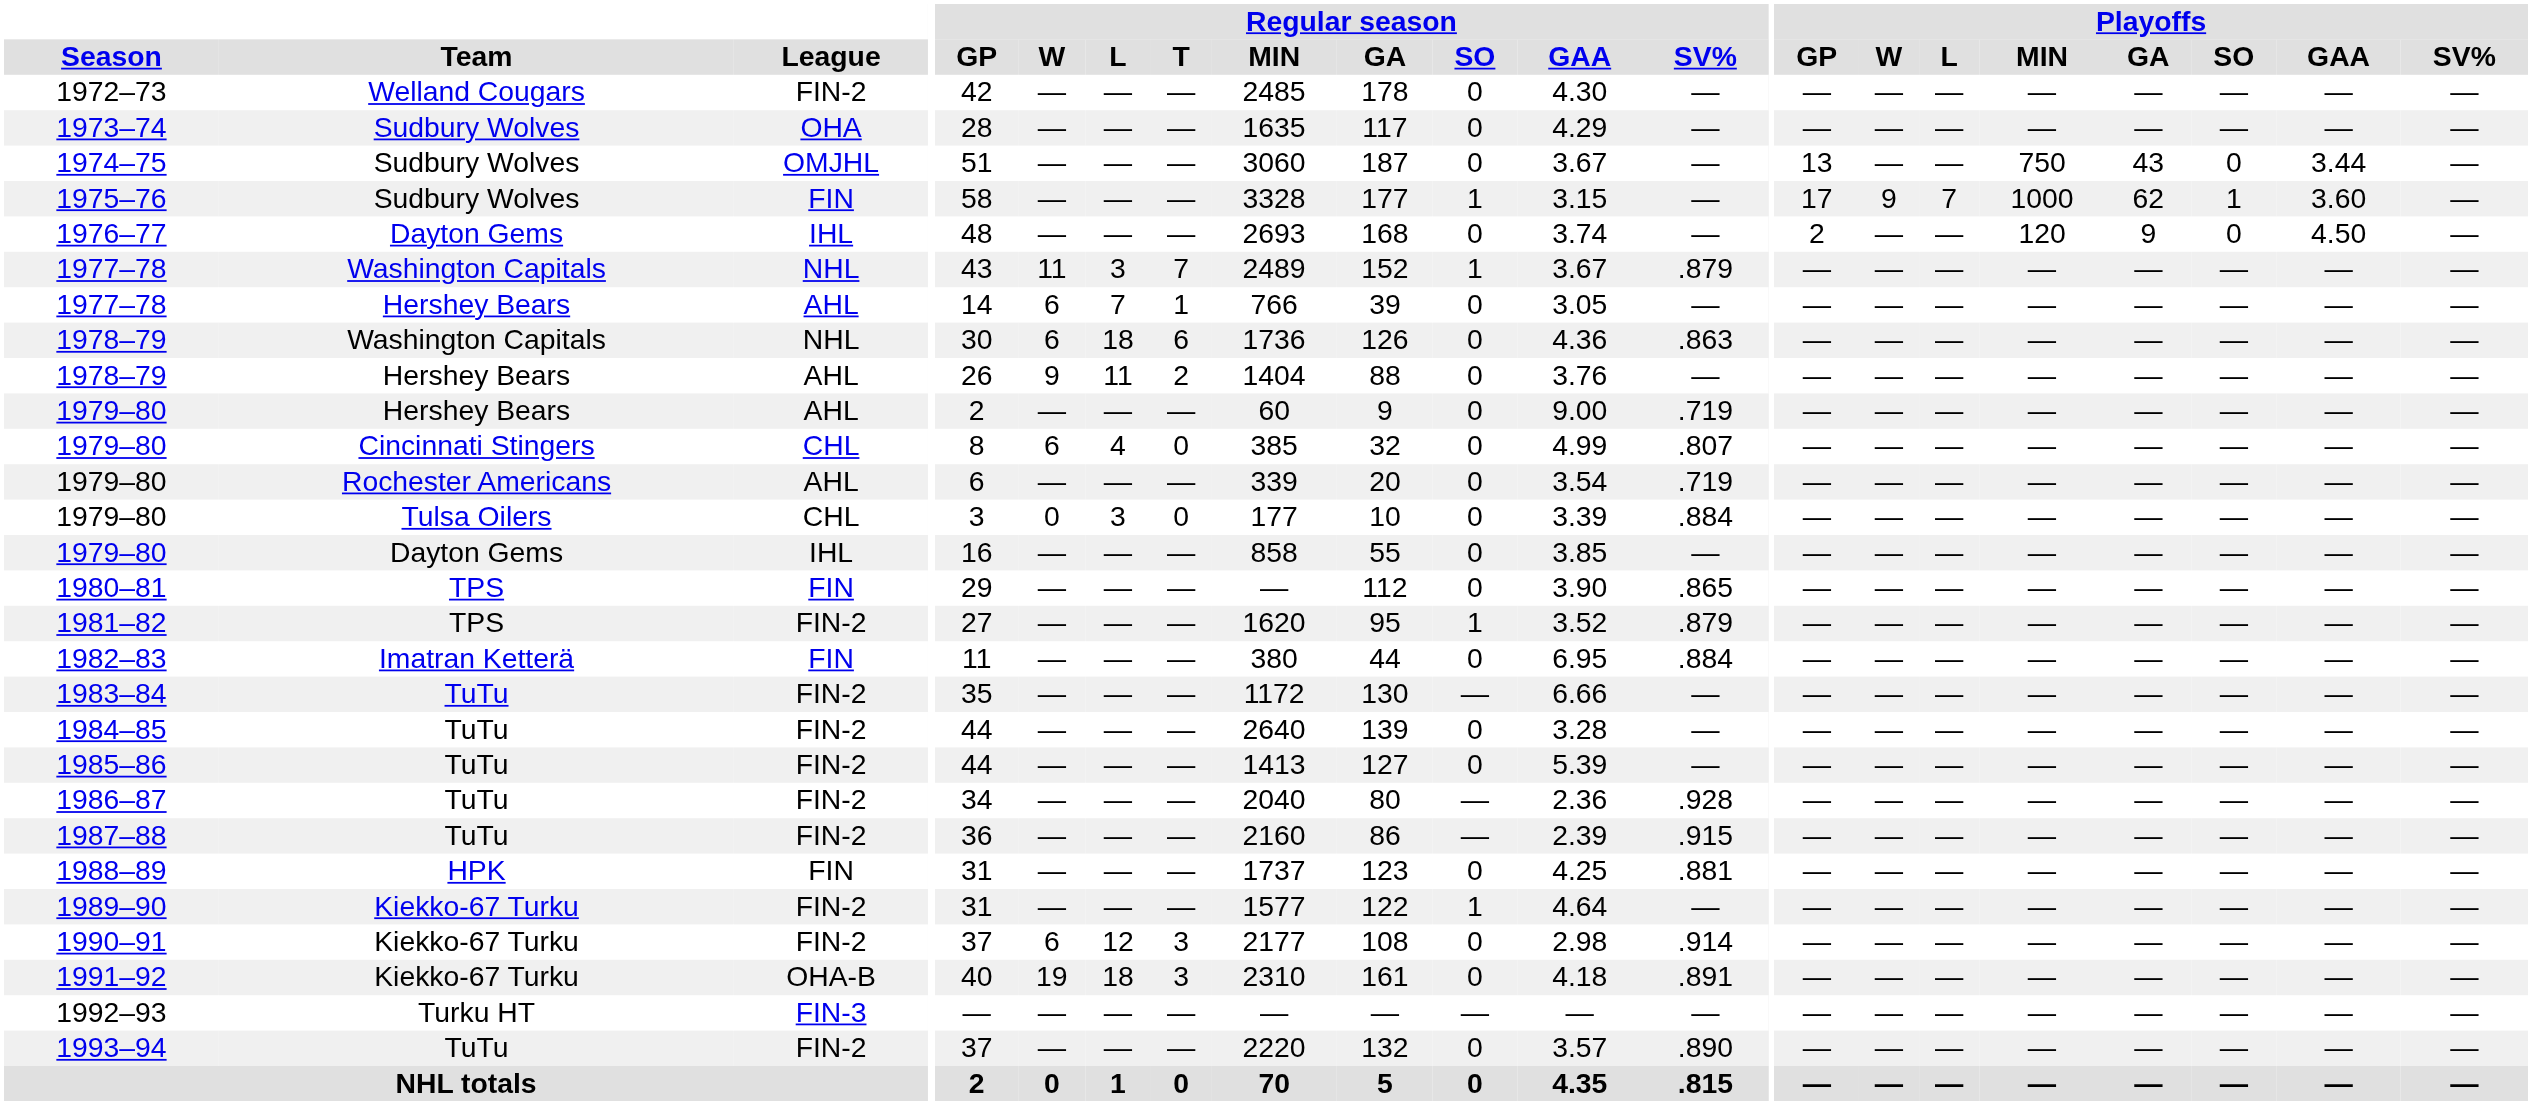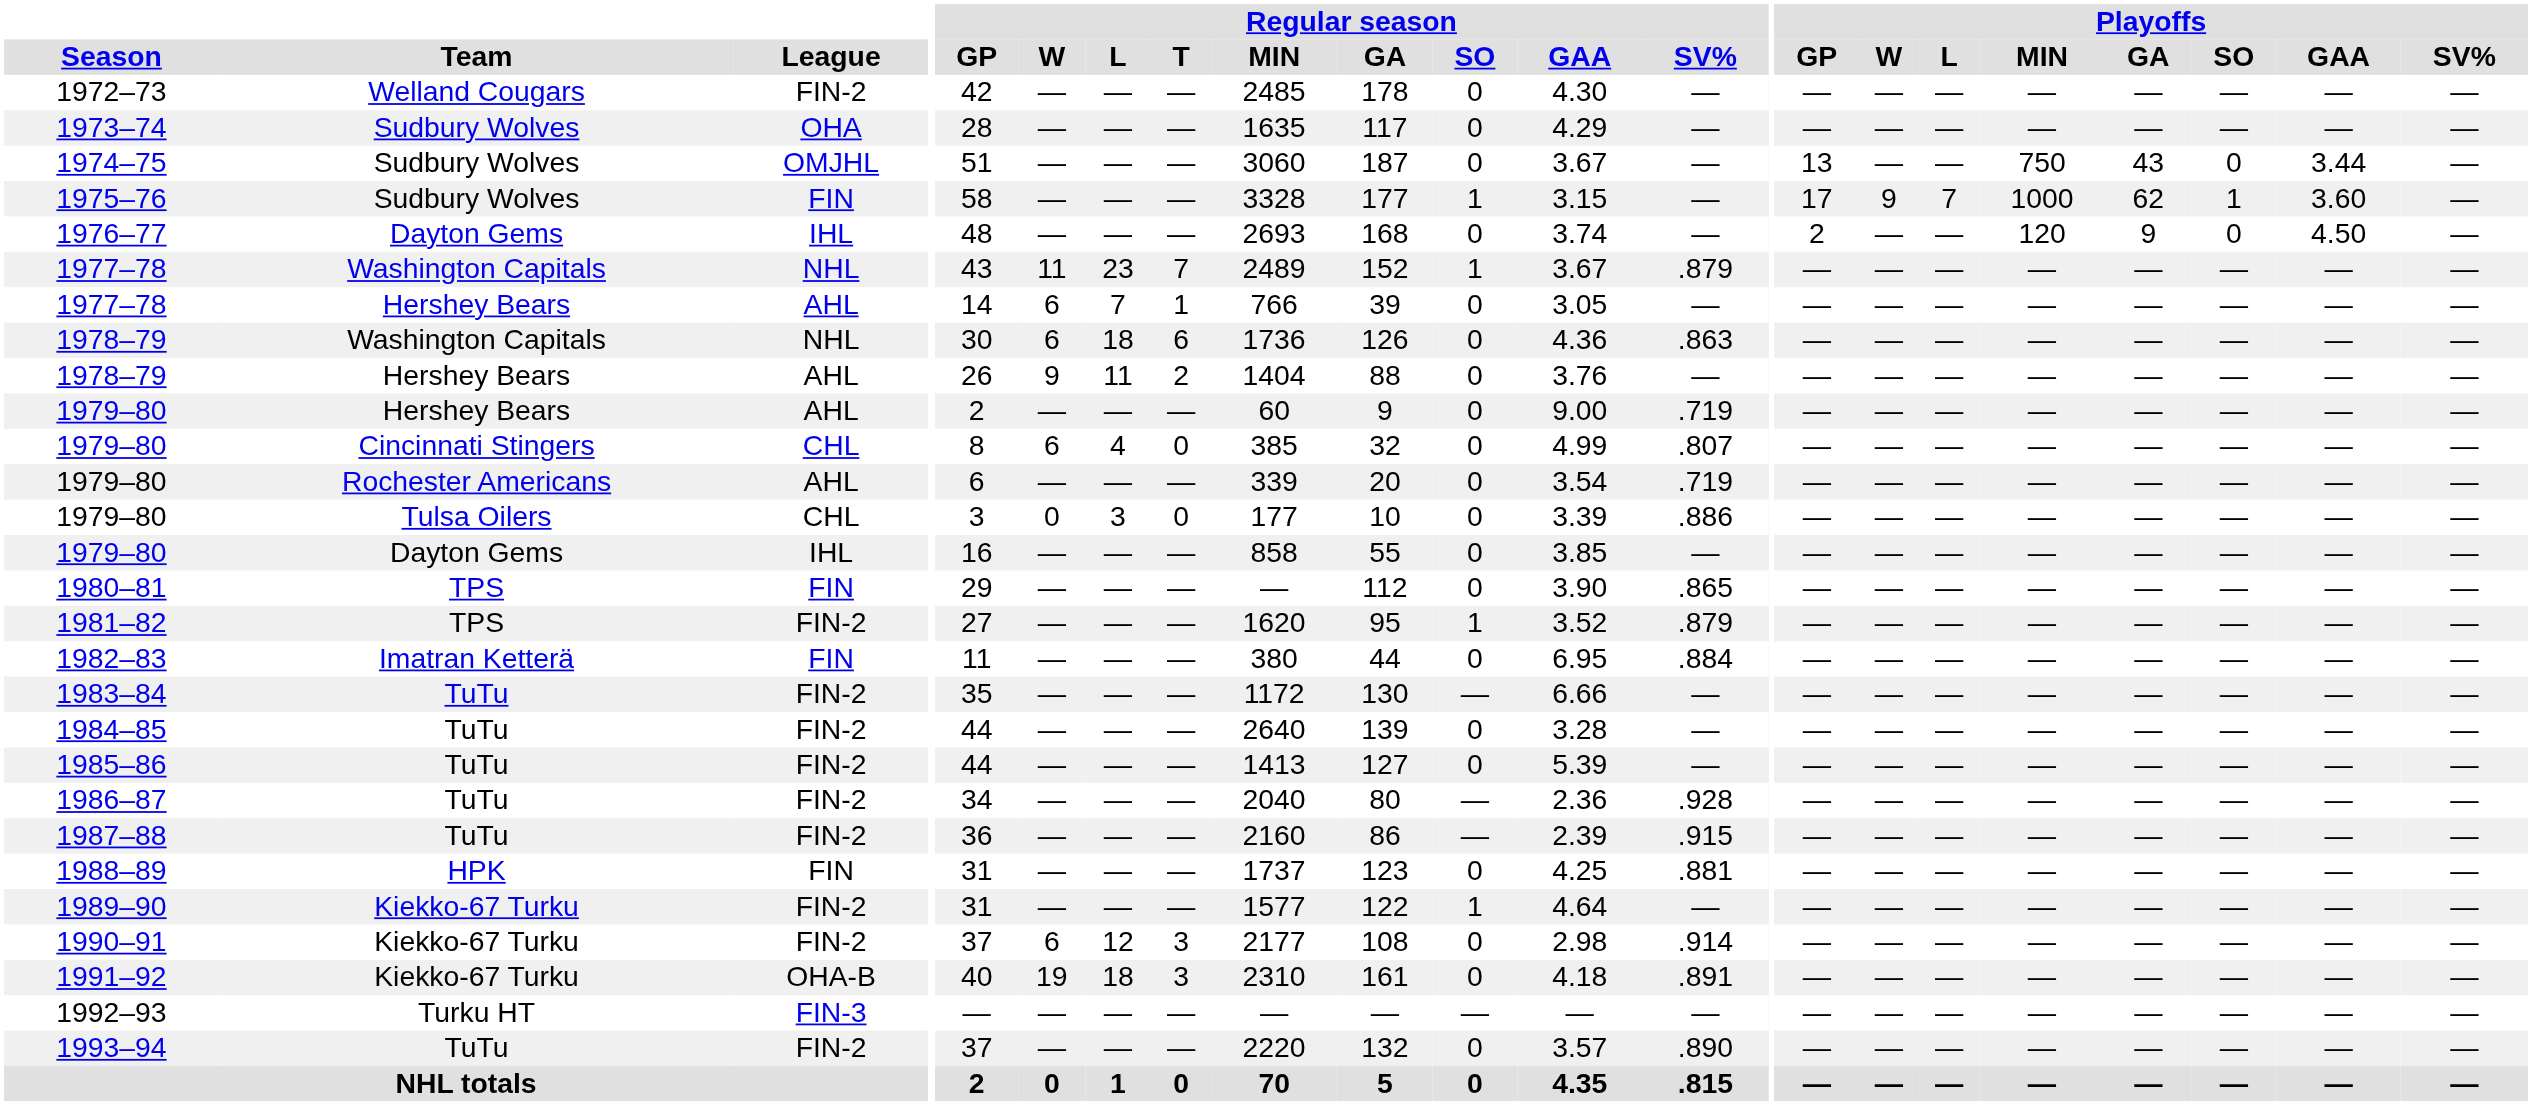(1118, 269) 3 -> (1118, 269) 23
(1705, 516) .884 -> (1705, 516) .886
